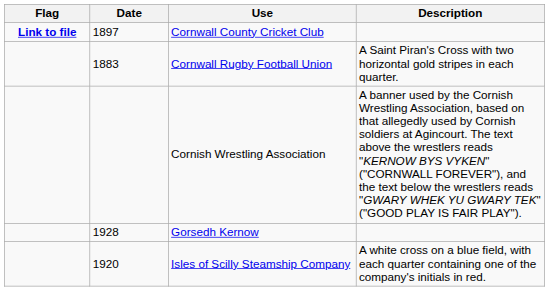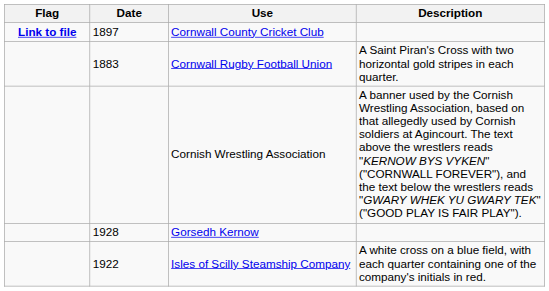(106, 264) 1920 -> (106, 264) 1922
